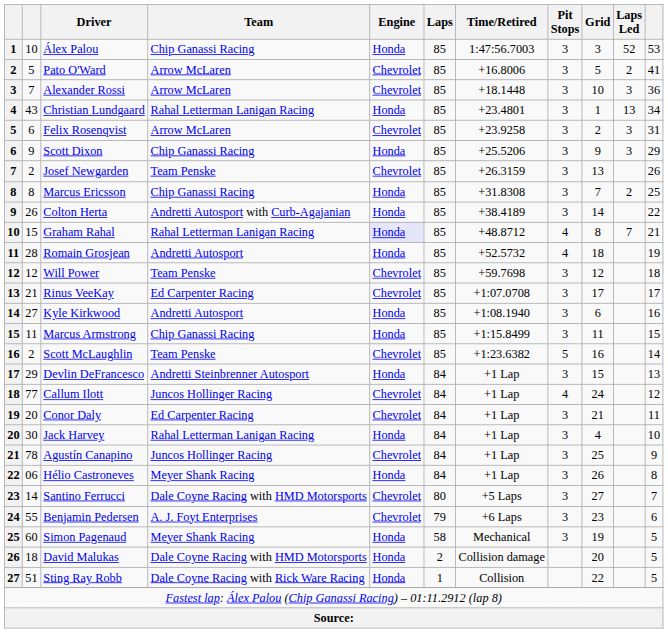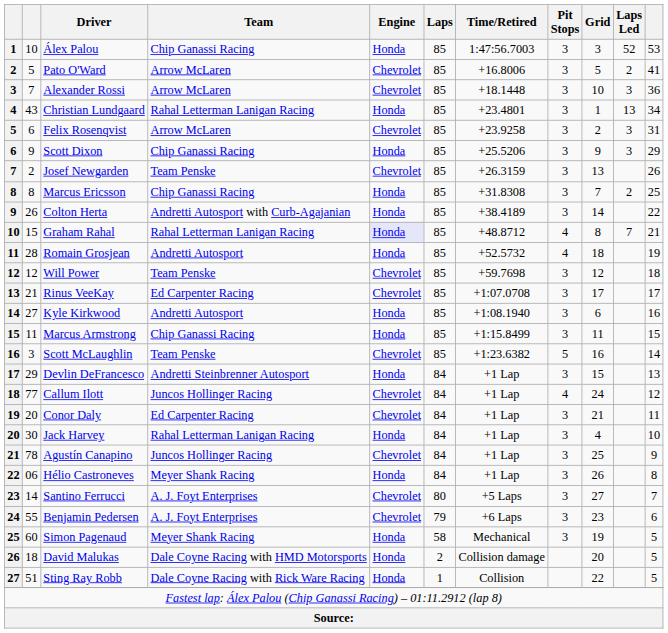(31, 354) 2 -> (31, 354) 3
(259, 496) Dale Coyne Racing with HMD Motorsports -> (204, 496) A. J. Foyt Enterprises
